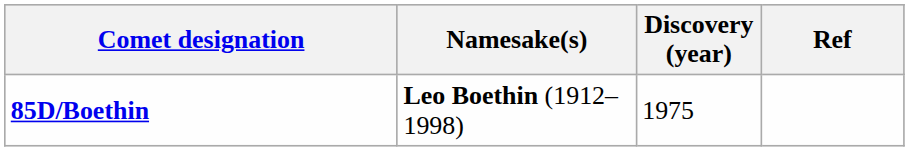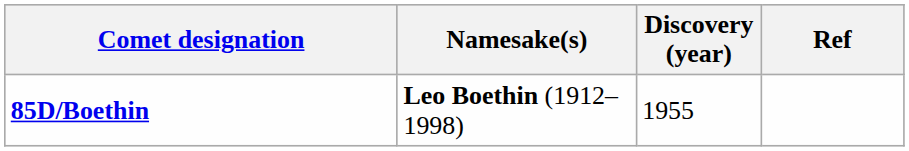(668, 109) 1975 -> (668, 109) 1955
